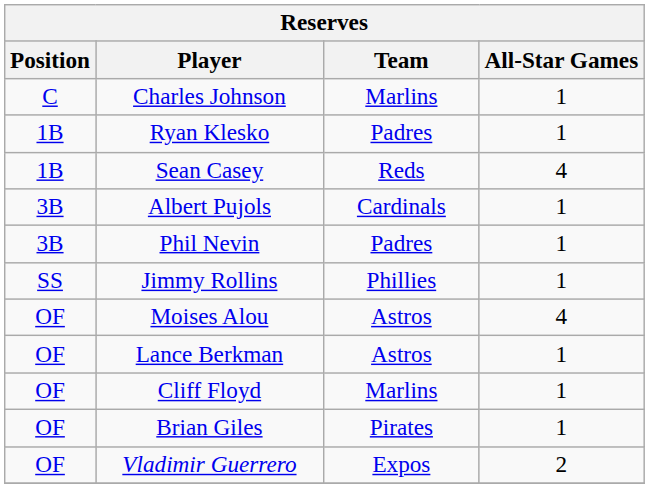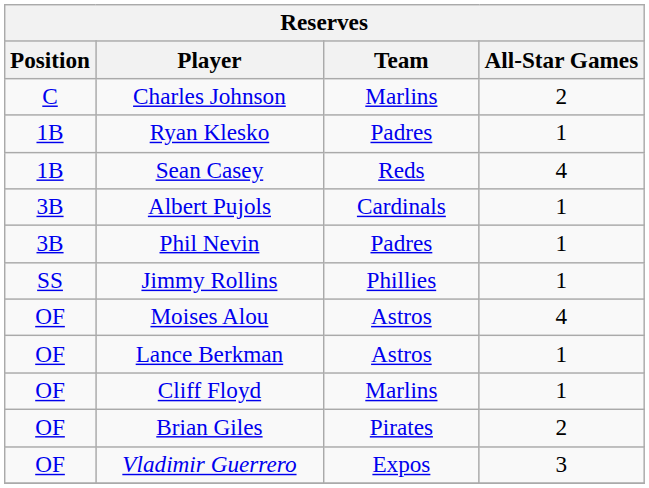(561, 96) 1 -> (561, 96) 2
(561, 427) 1 -> (561, 427) 2
(561, 464) 2 -> (561, 464) 3
